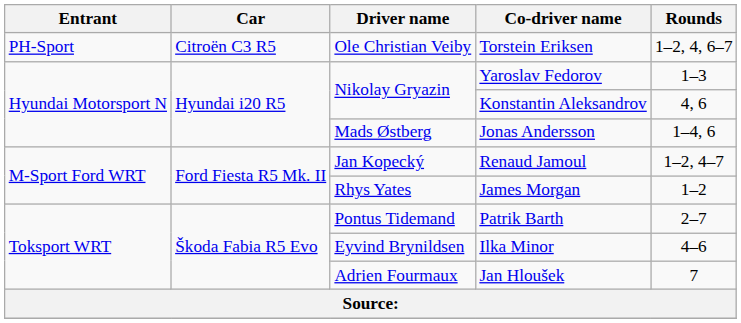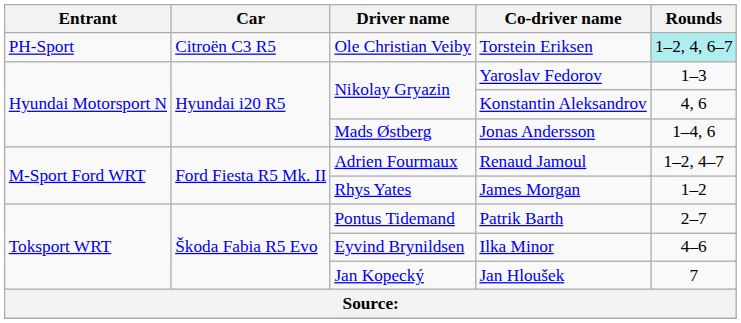(694, 46) no background -> (694, 46) paleturquoise background
(379, 160) Jan Kopecký -> (396, 160) Adrien Fourmaux
(396, 274) Adrien Fourmaux -> (379, 274) Jan Kopecký
